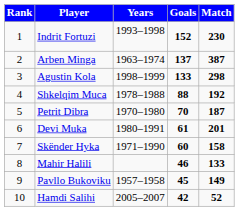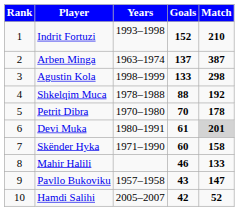(216, 36) 230 -> (216, 36) 210
(216, 111) 187 -> (216, 111) 178
(216, 128) no background -> (216, 128) lightgrey background
(183, 180) 45 -> (183, 180) 43
(216, 180) 149 -> (216, 180) 147
